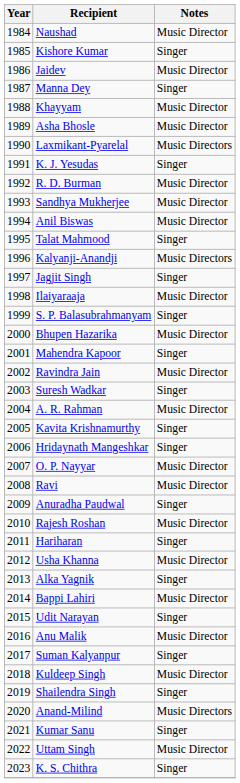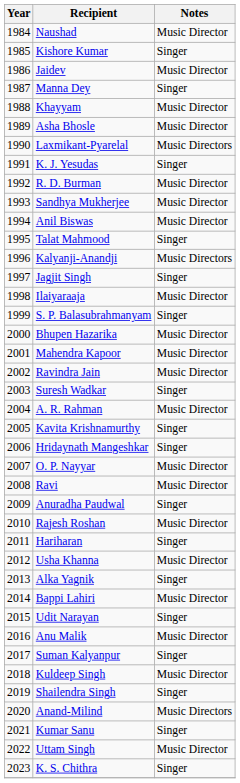(172, 353) Singer -> (192, 353) Music Director
